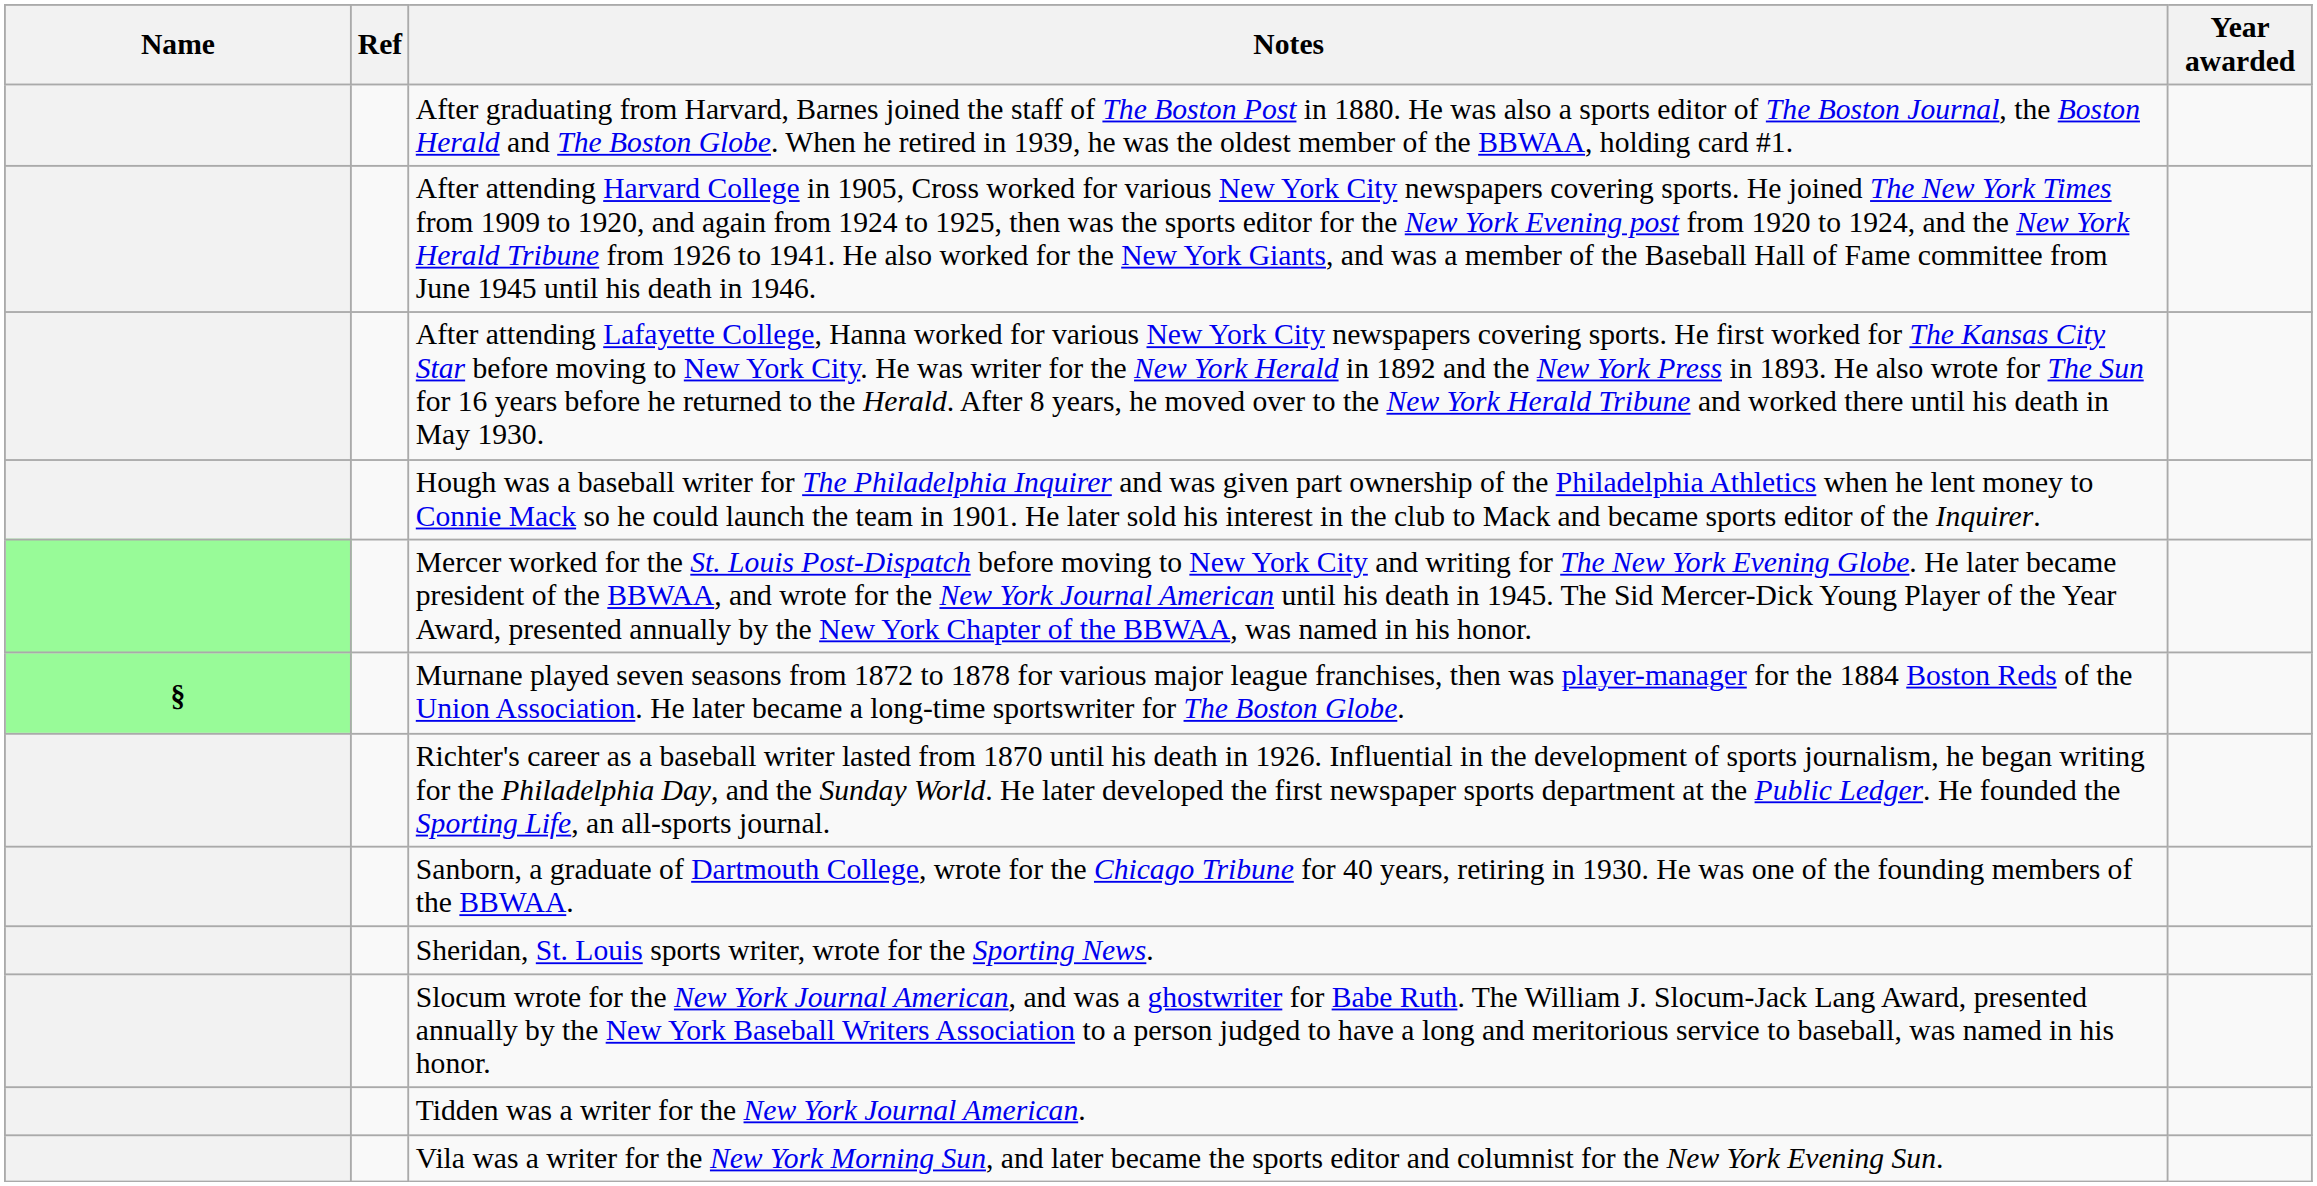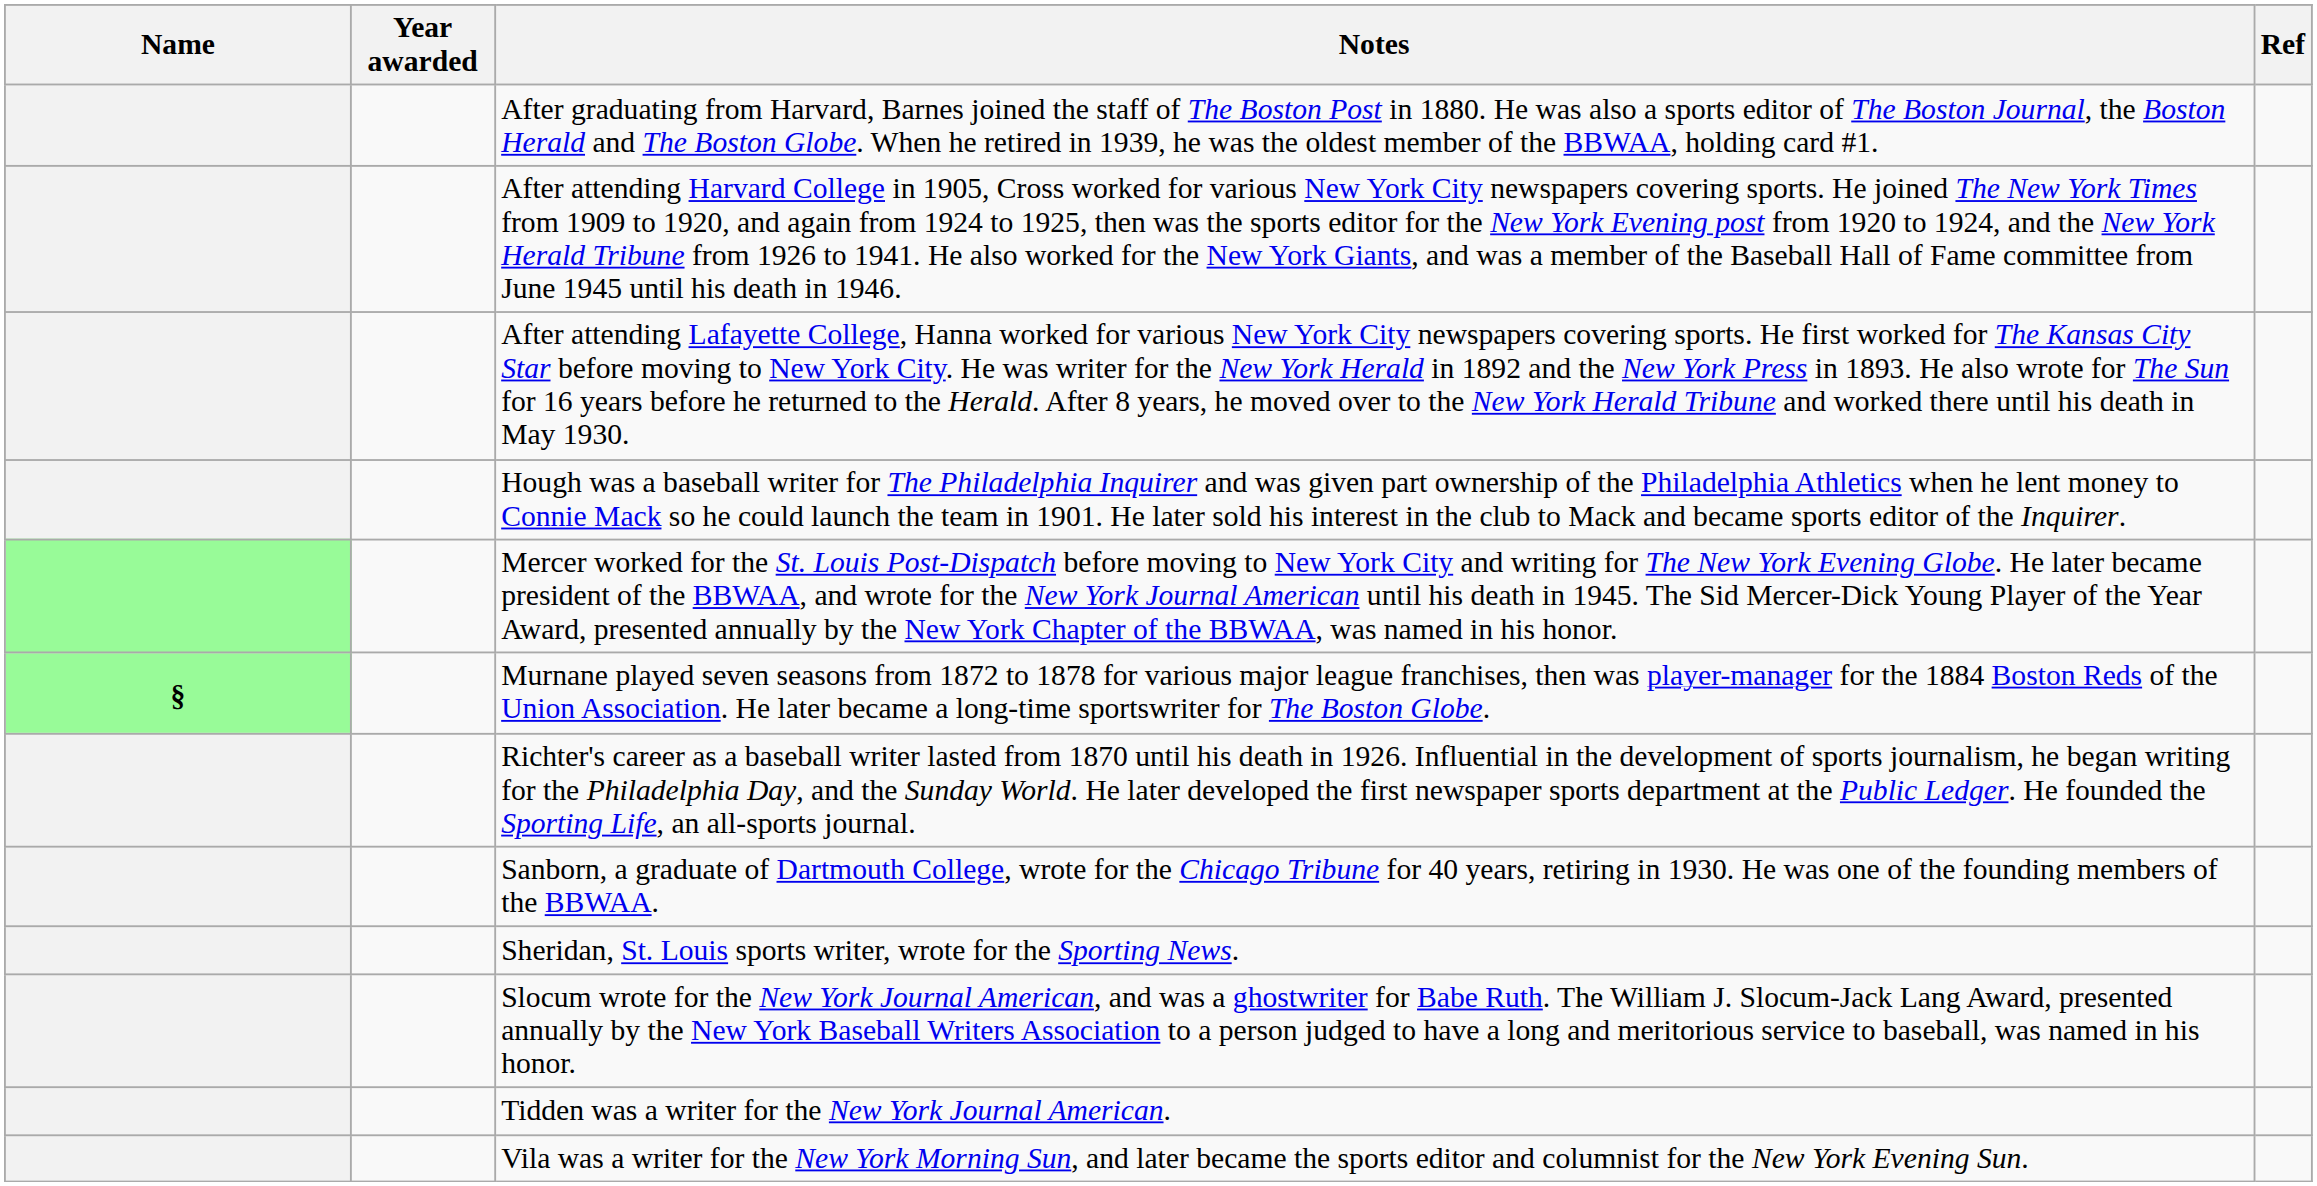columns swapped: (2240, 44) <-> (380, 44)
